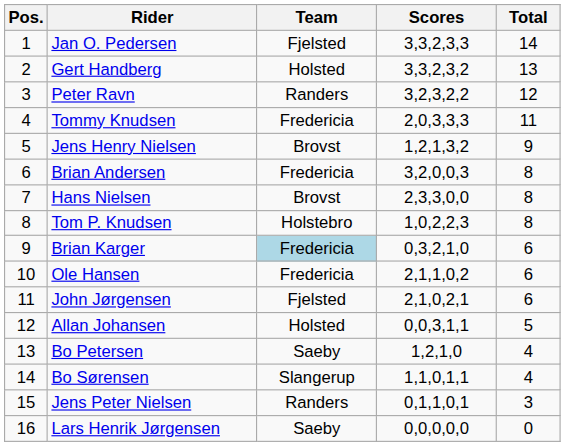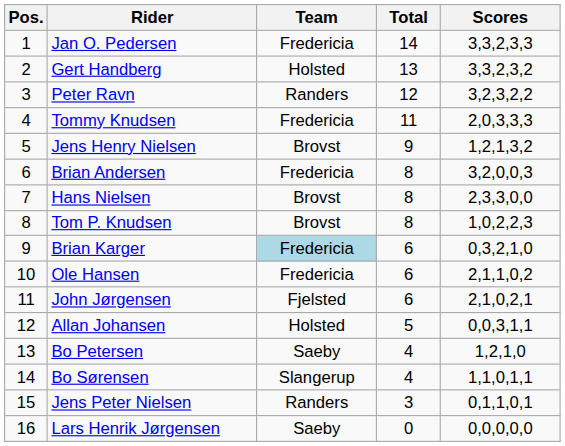columns swapped: (437, 17) <-> (528, 17)
(317, 43) Fjelsted -> (317, 43) Fredericia
(317, 223) Holstebro -> (317, 223) Brovst
